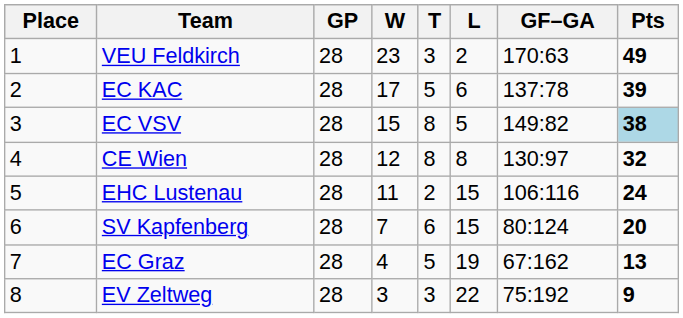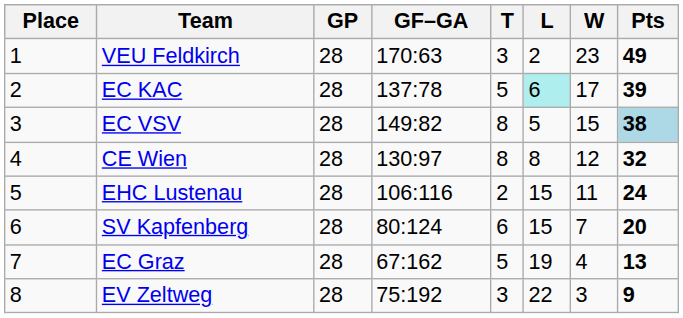columns swapped: (395, 21) <-> (558, 21)
(462, 90) no background -> (534, 90) paleturquoise background
